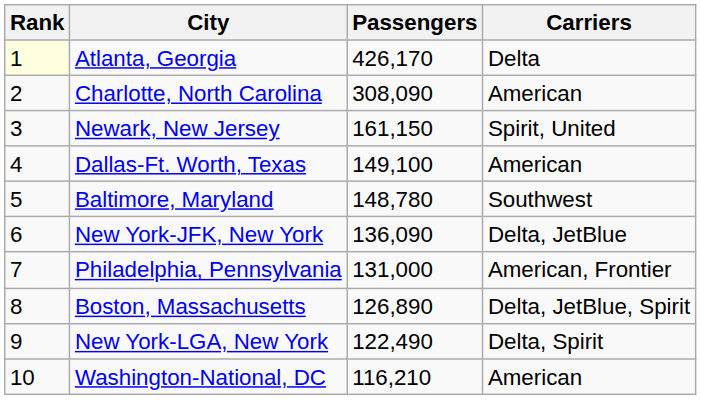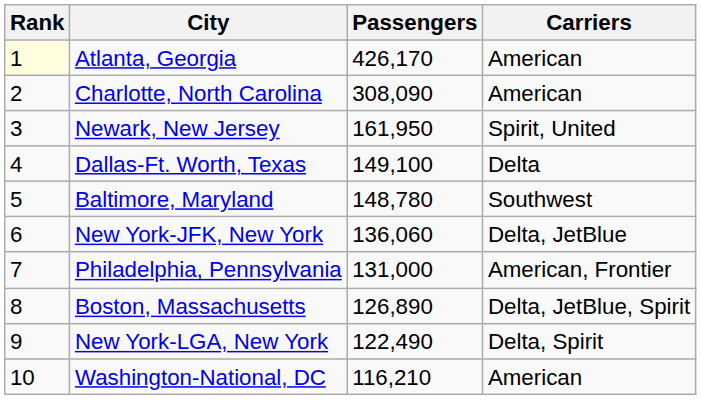(514, 58) Delta -> (535, 58) American
(392, 129) 161,150 -> (392, 129) 161,950
(535, 164) American -> (514, 164) Delta
(392, 235) 136,090 -> (392, 235) 136,060
